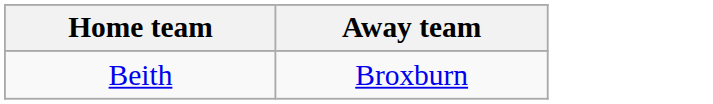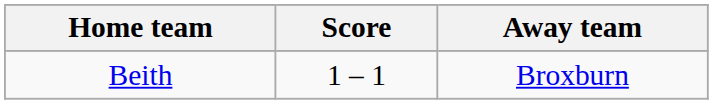+ column: (356, 27)
